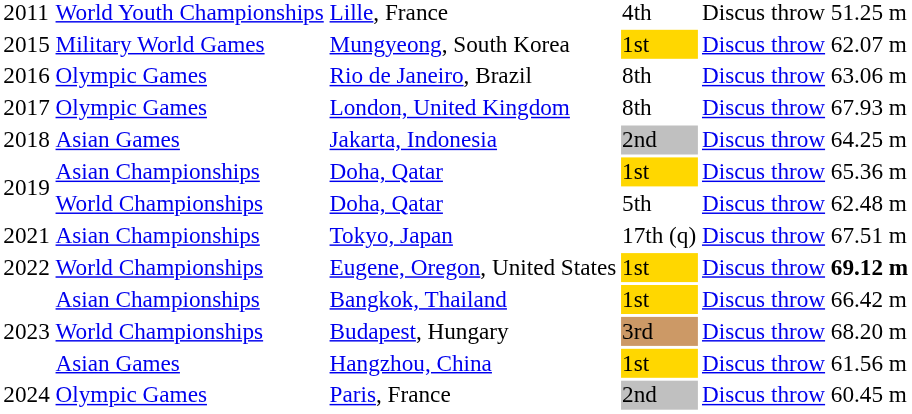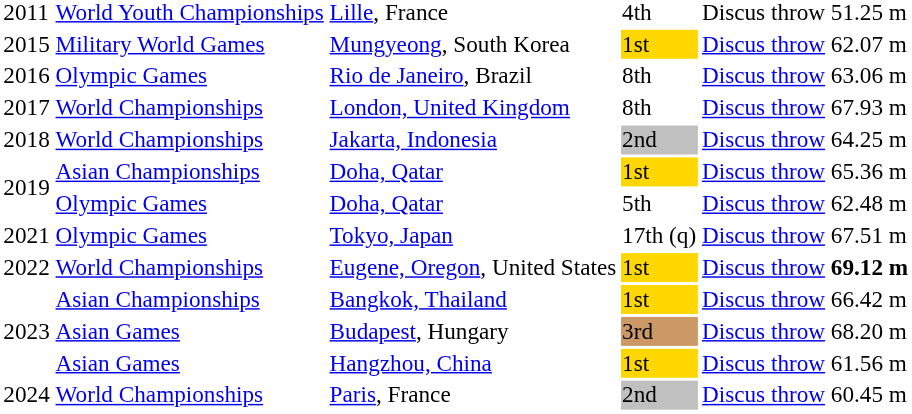(131, 107) Olympic Games -> (159, 107) World Championships
(118, 139) Asian Games -> (159, 139) World Championships
(159, 203) World Championships -> (131, 203) Olympic Games
(158, 235) Asian Championships -> (131, 235) Olympic Games
(159, 331) World Championships -> (118, 331) Asian Games
(131, 394) Olympic Games -> (159, 394) World Championships
